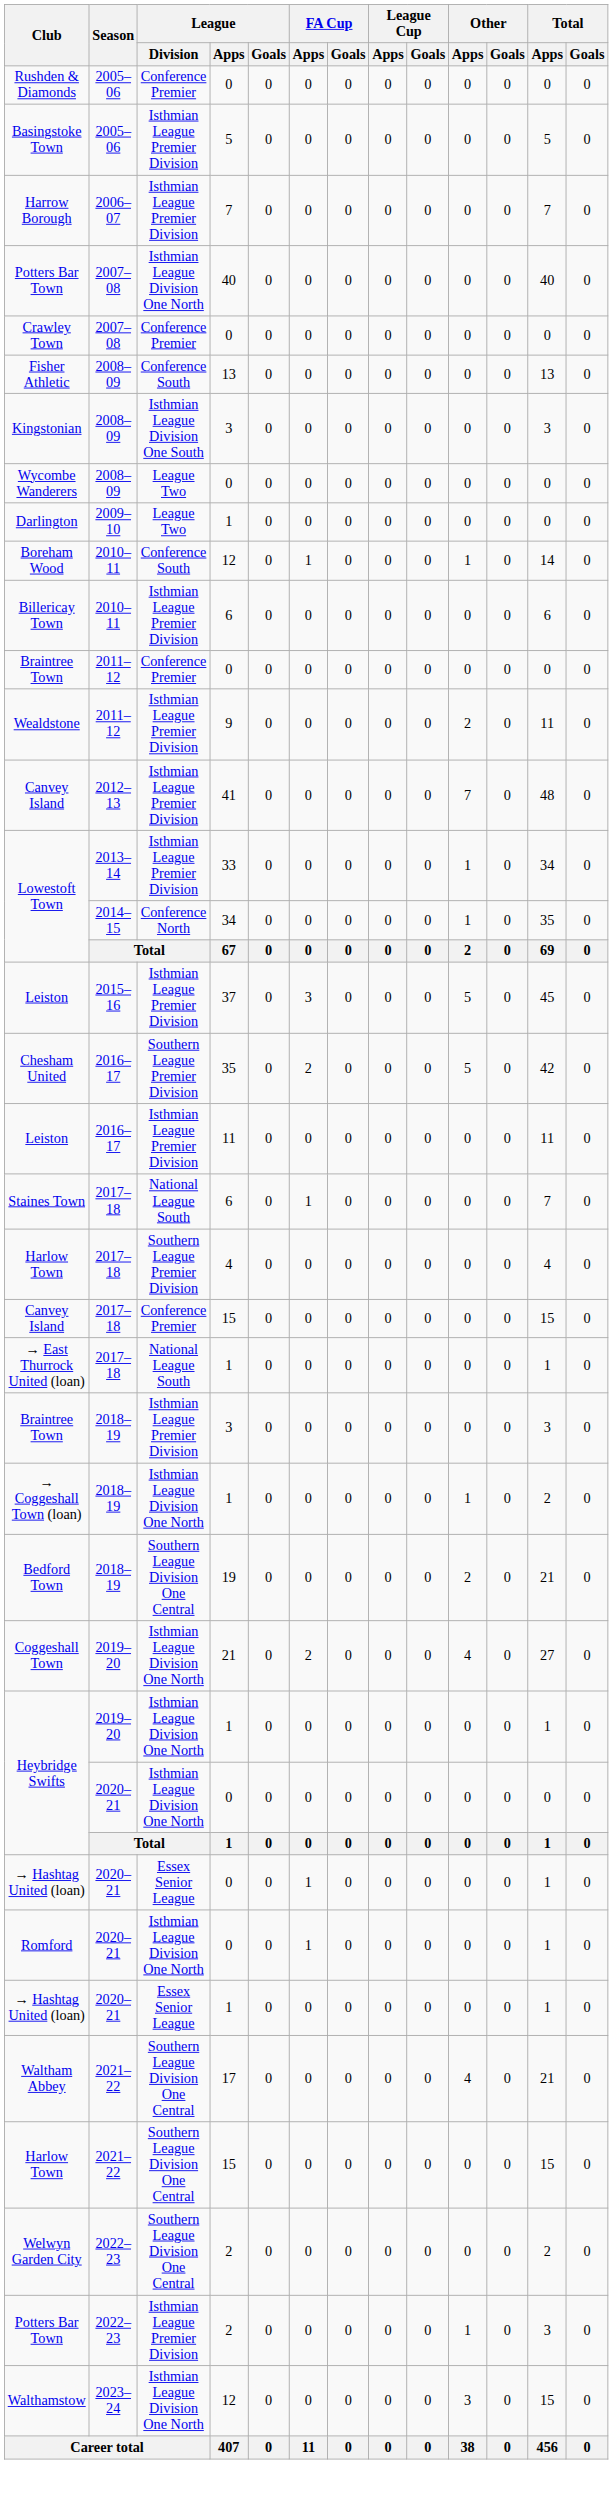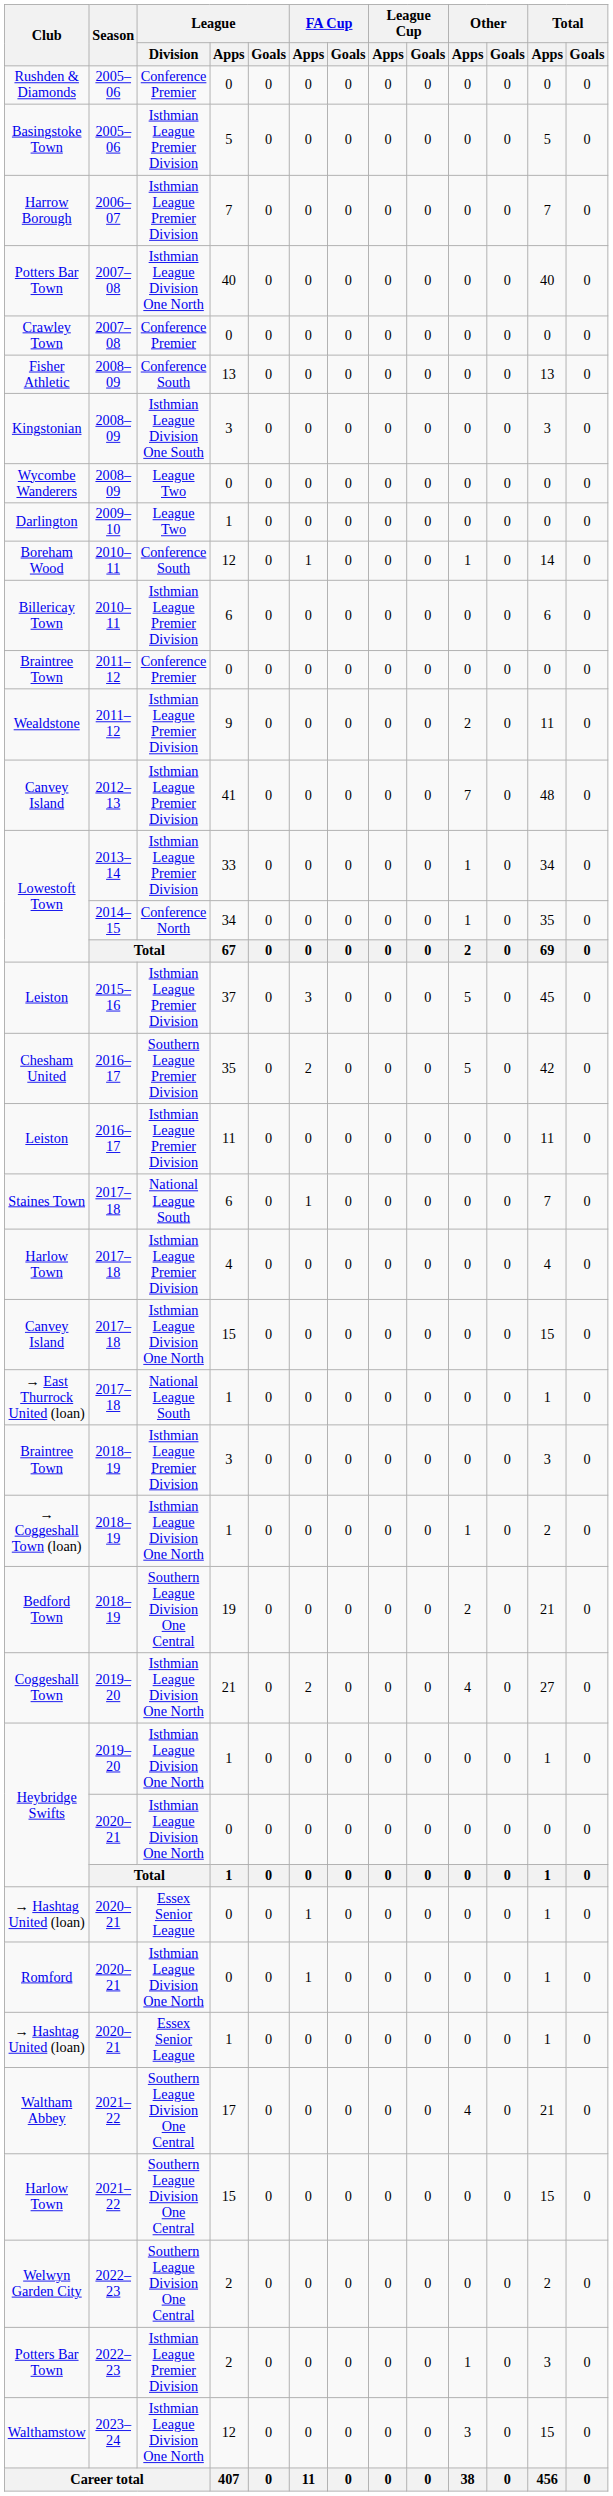(174, 1264) Southern League Premier Division -> (174, 1264) Isthmian League Premier Division
(174, 1318) Conference Premier -> (174, 1334) Isthmian League Division One North
